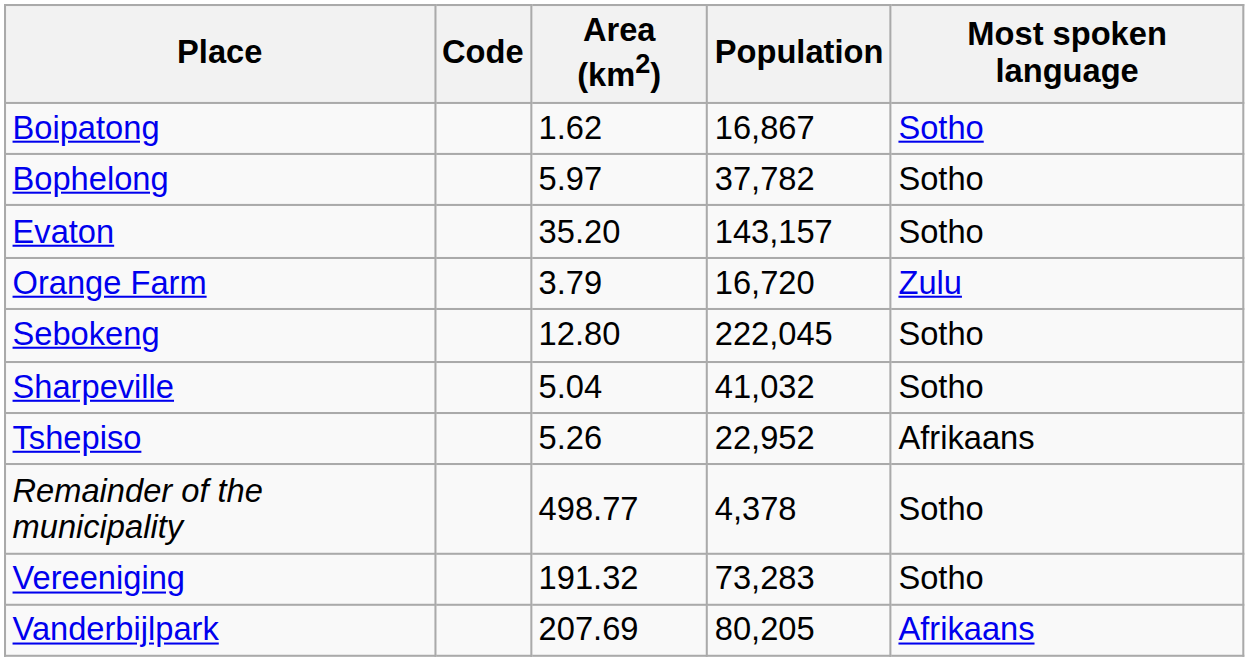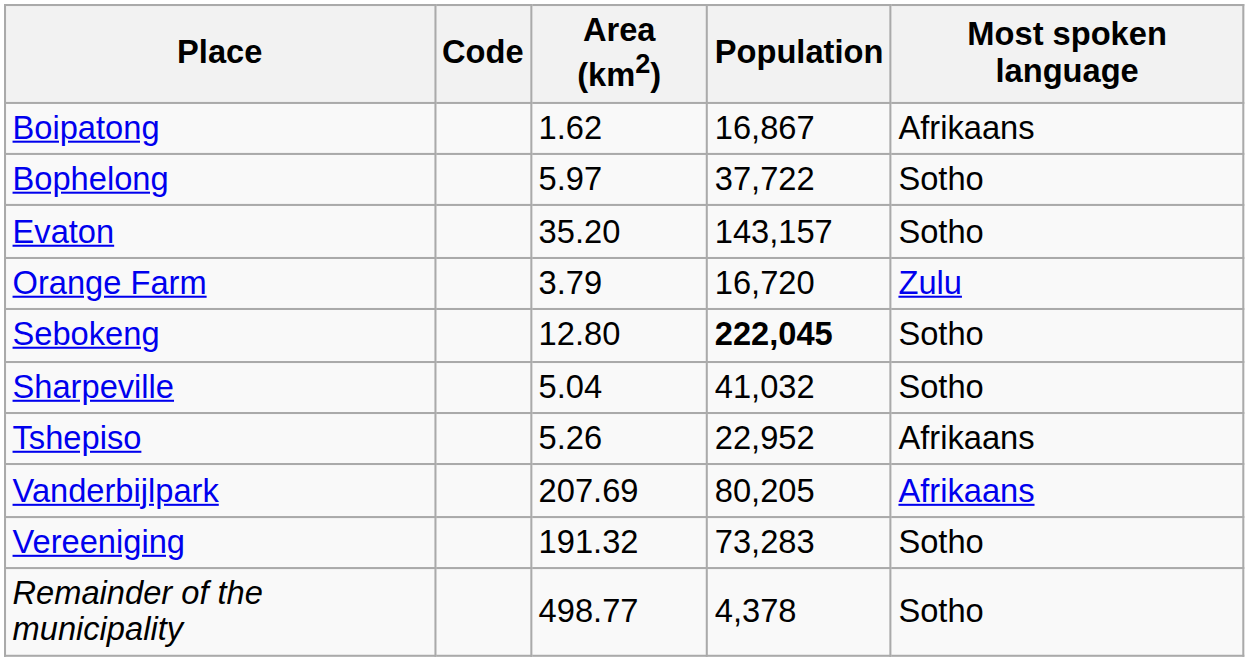(941, 127) Sotho -> (966, 127) Afrikaans
(765, 179) 37,782 -> (765, 179) 37,722
(774, 334) normal -> (774, 334) bold
rows swapped: (116, 630) <-> (138, 508)
